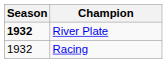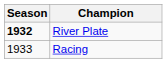(20, 49) 1932 -> (20, 49) 1933
